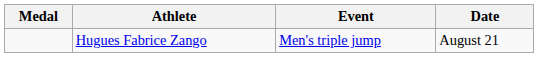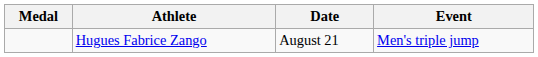columns swapped: (356, 16) <-> (485, 16)
